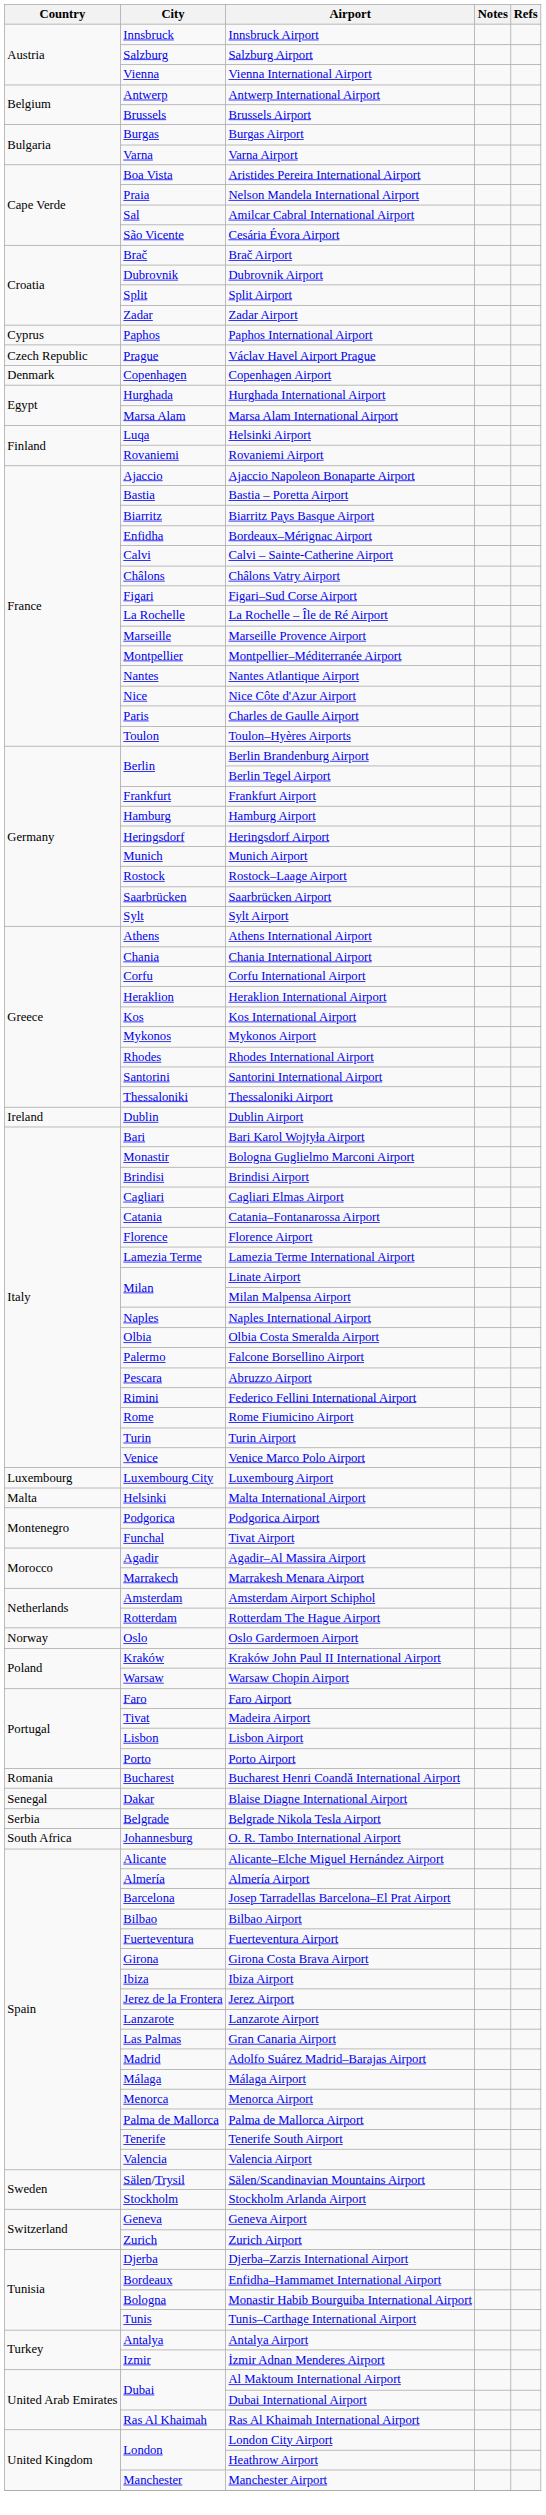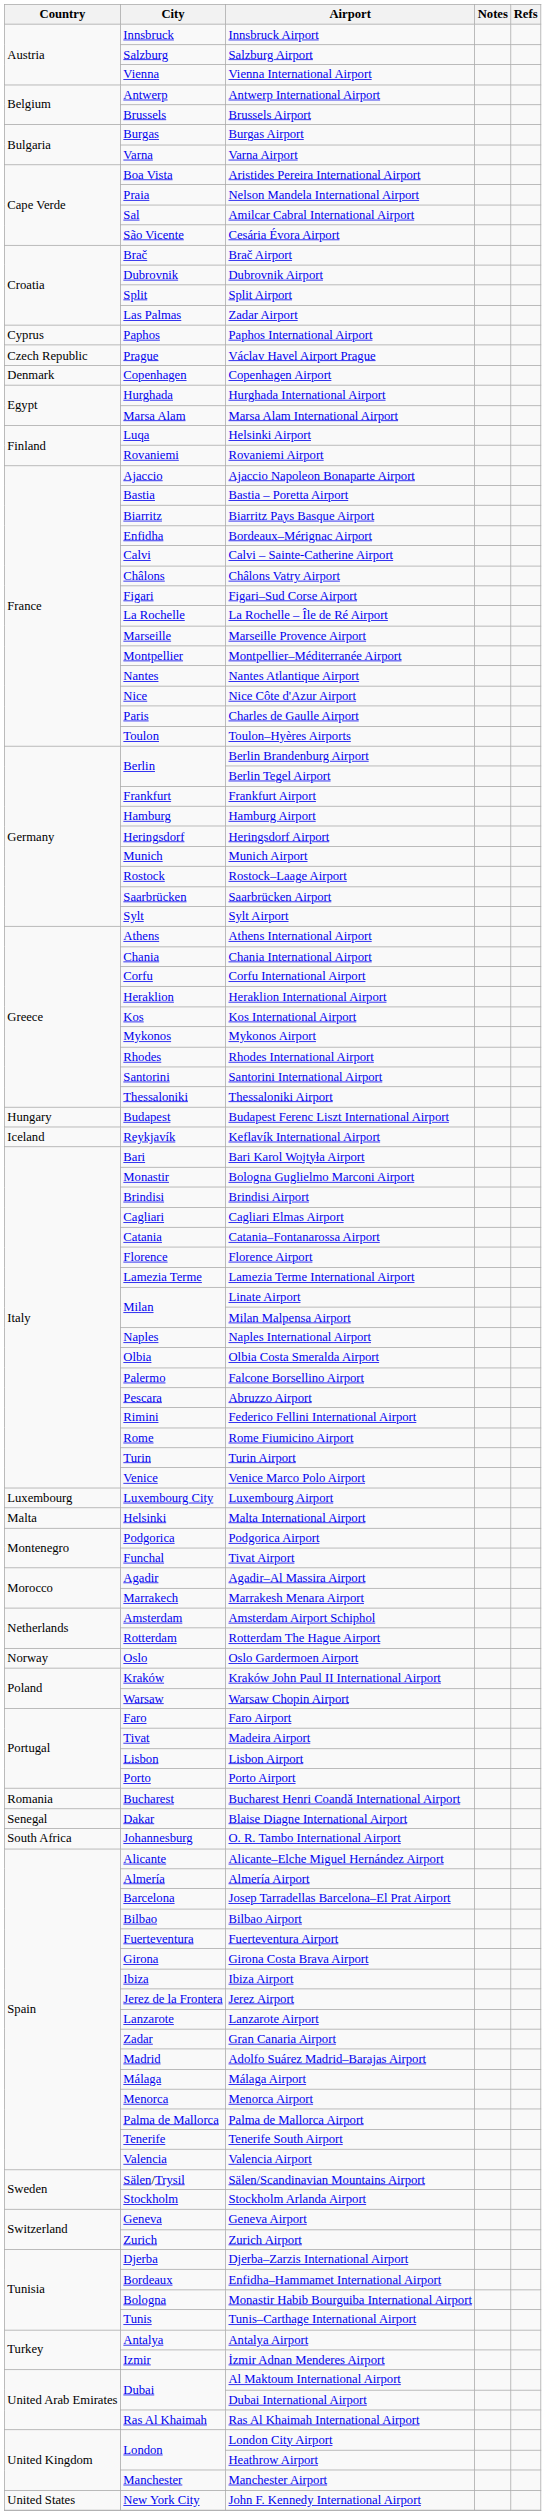(138, 315) Zadar -> (152, 315) Las Palmas
+ row: (339, 1117)
+ row: (304, 1137)
- row: (266, 1117)
- row: (305, 1818)
(152, 2039) Las Palmas -> (138, 2039) Zadar
+ row: (325, 2500)
